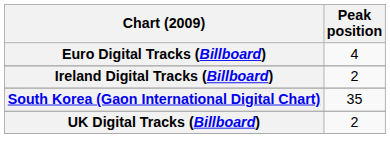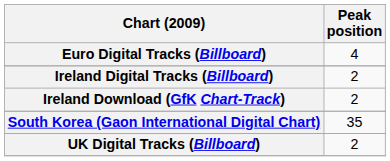+ row: (164, 99)
